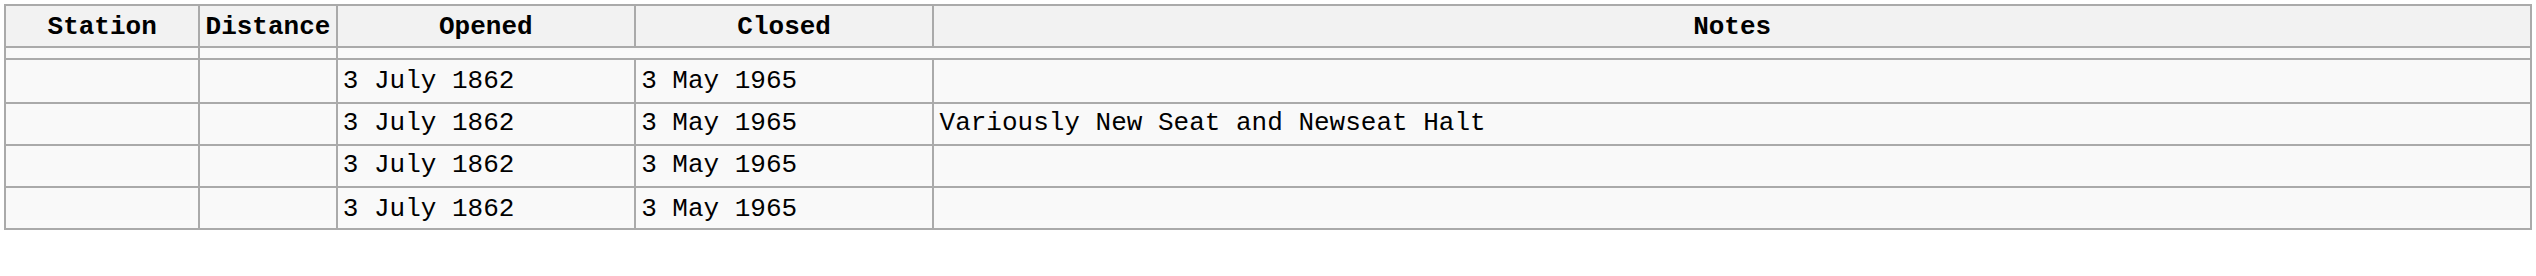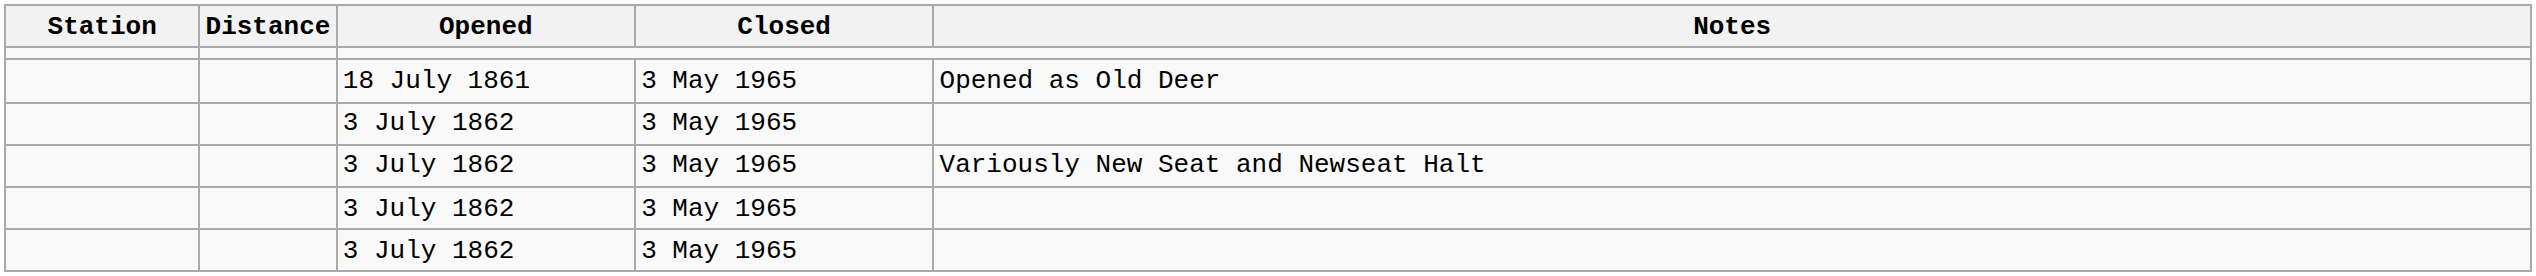+ row: (436, 81)
